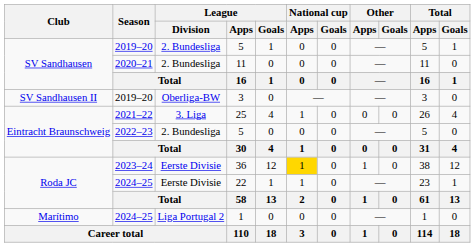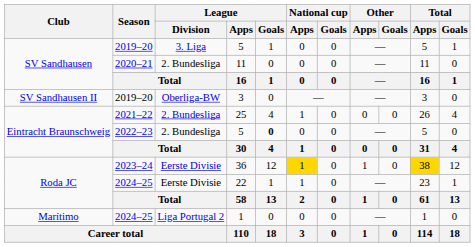(191, 47) 2. Bundesliga -> (191, 47) 3. Liga
(191, 115) 3. Liga -> (191, 115) 2. Bundesliga
(271, 132) normal -> (271, 132) bold
(425, 166) no background -> (425, 166) gold background
